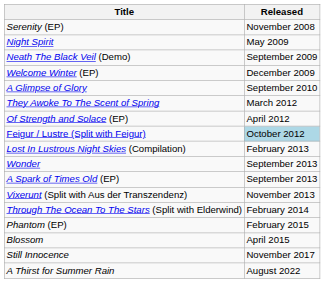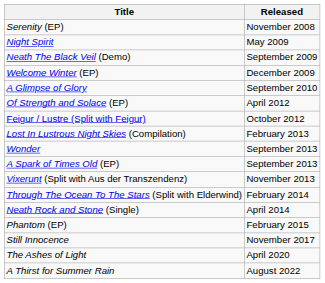- row: (83, 103)
(276, 133) lightblue background -> (276, 118) no background
+ row: (73, 210)
- row: (25, 240)
+ row: (46, 255)
